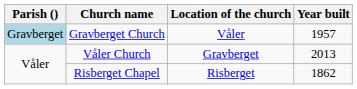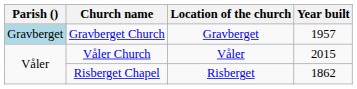(231, 34) Våler -> (231, 34) Gravberget
(231, 53) Gravberget -> (231, 53) Våler
(323, 53) 2013 -> (323, 53) 2015
